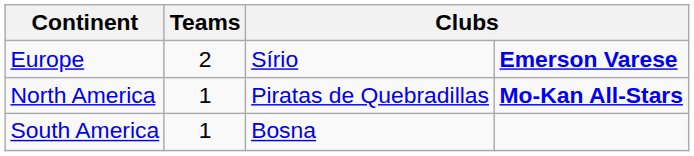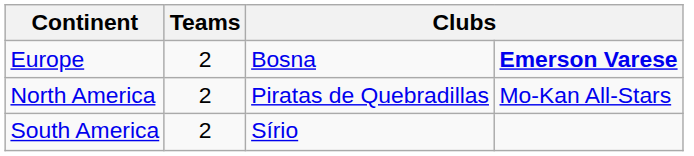(275, 58) Sírio -> (284, 58) Bosna
(205, 95) 1 -> (205, 95) 2
(591, 95) bold -> (585, 95) normal
(205, 131) 1 -> (205, 131) 2
(284, 131) Bosna -> (275, 131) Sírio
